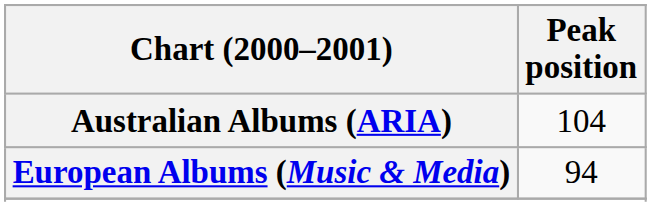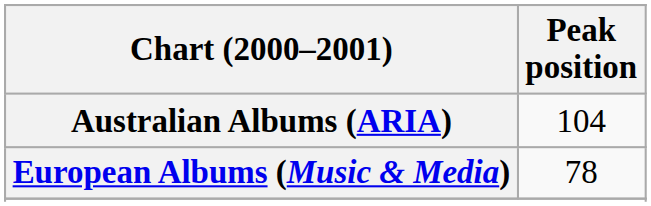(581, 172) 94 -> (581, 172) 78
